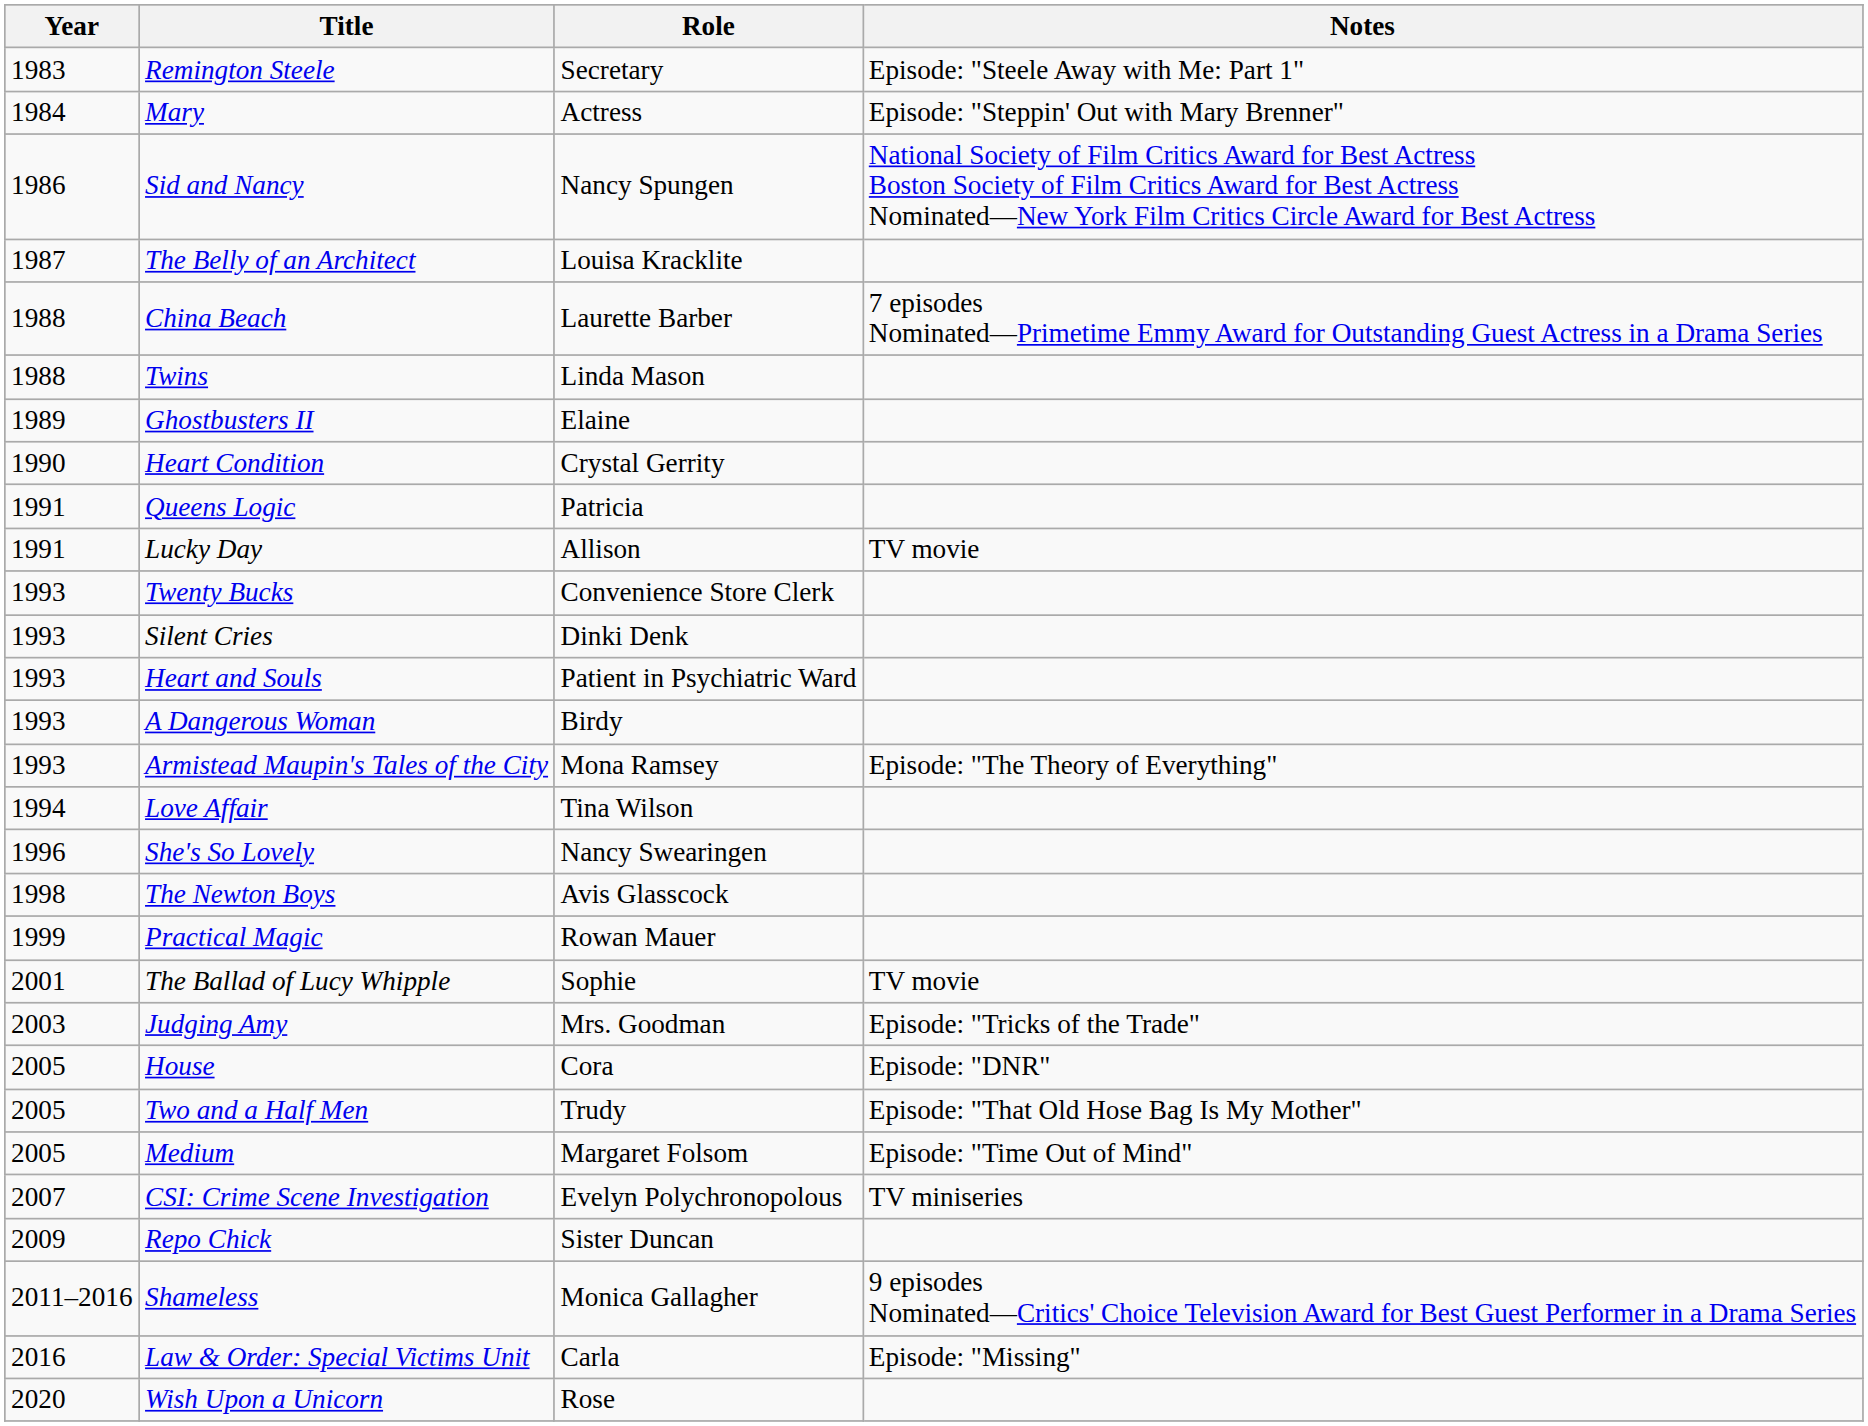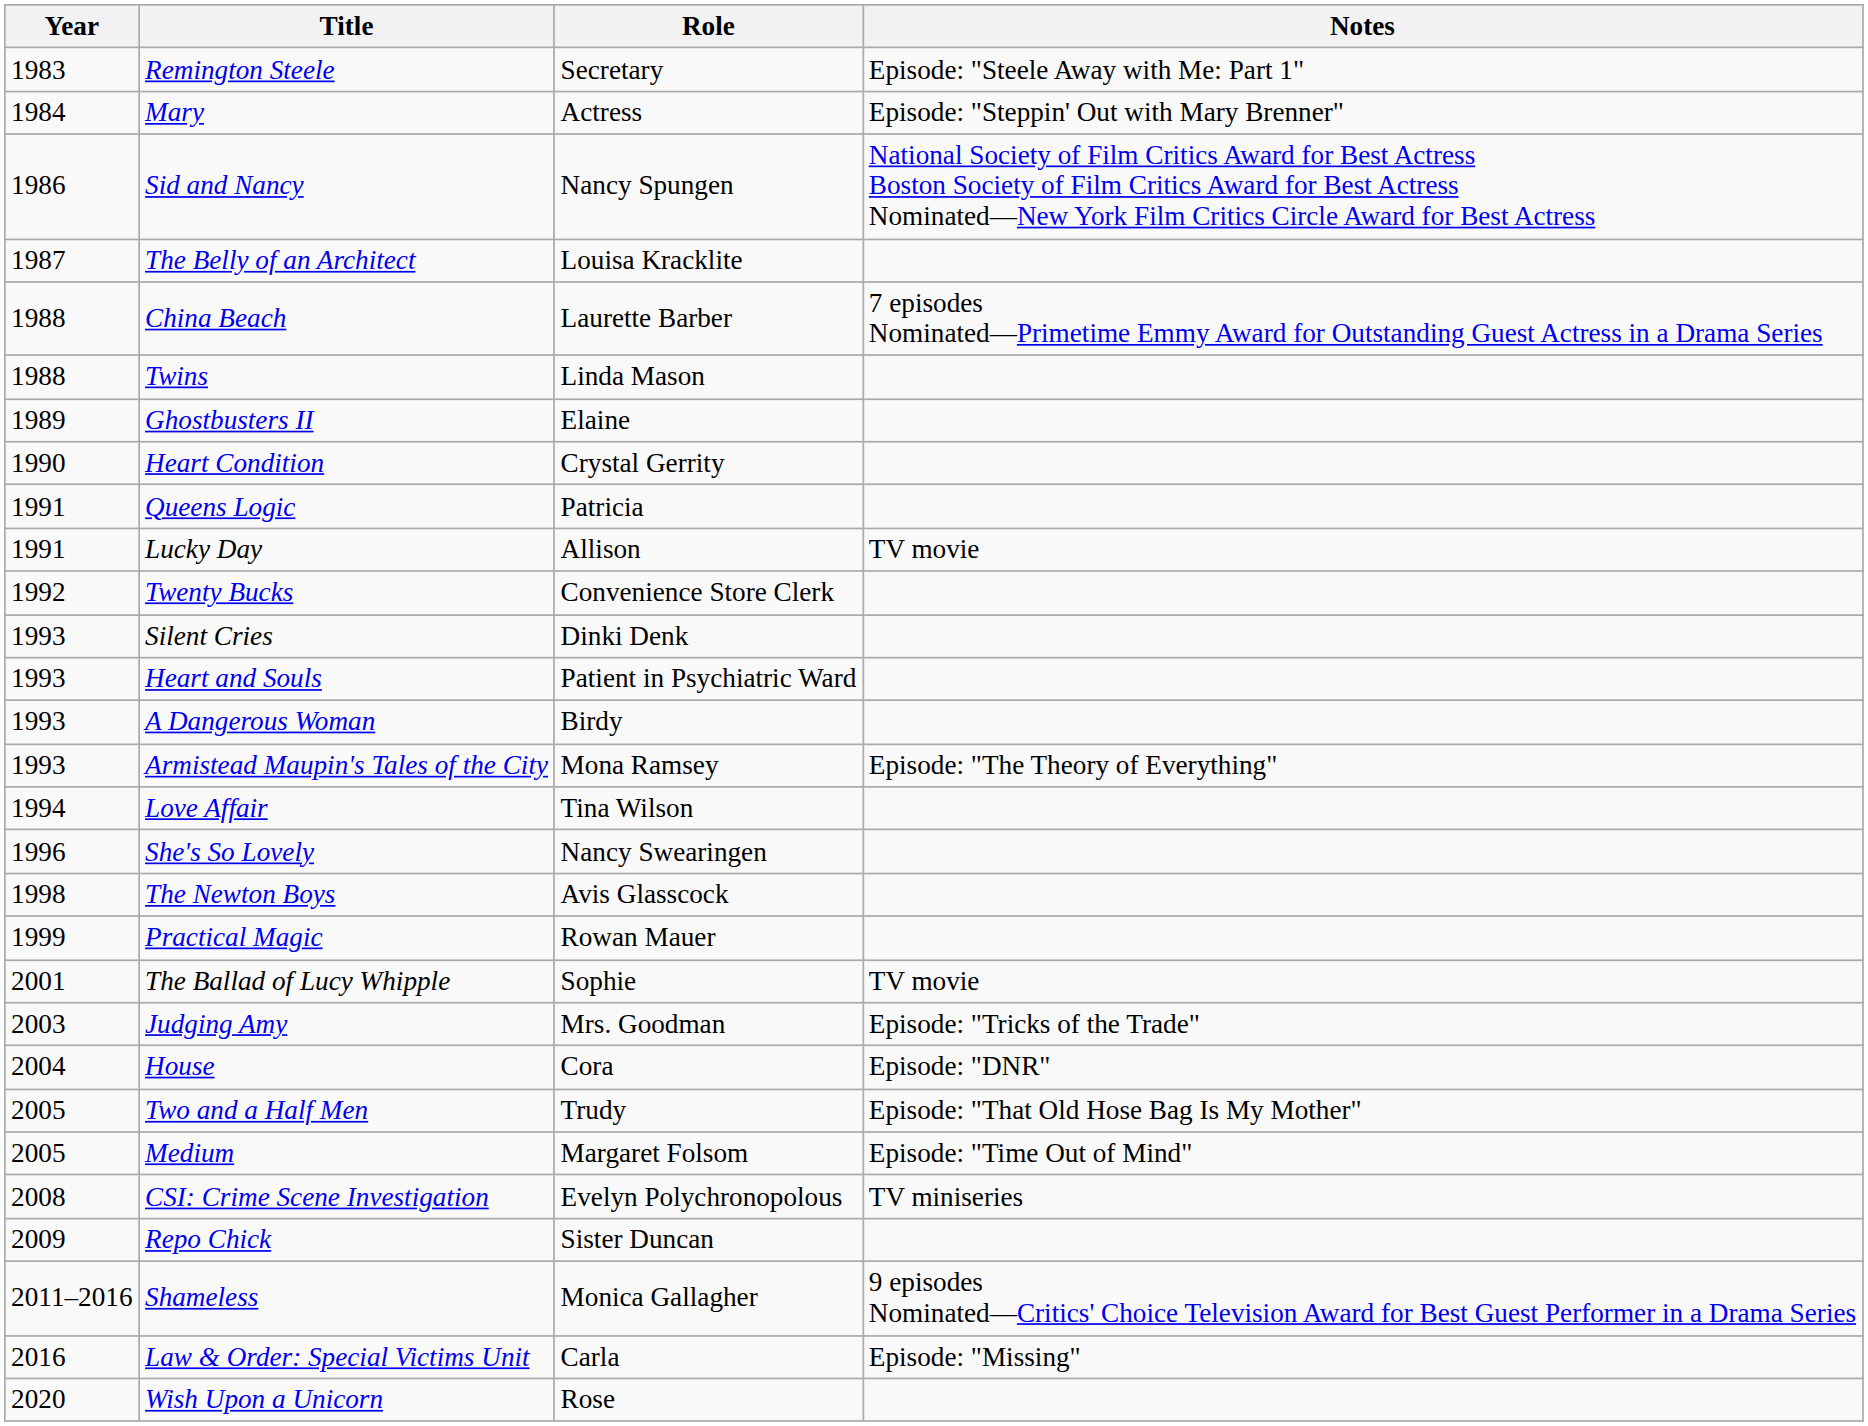(38, 592) 1993 -> (38, 592) 1992
(38, 1066) 2005 -> (38, 1066) 2004
(38, 1196) 2007 -> (38, 1196) 2008
